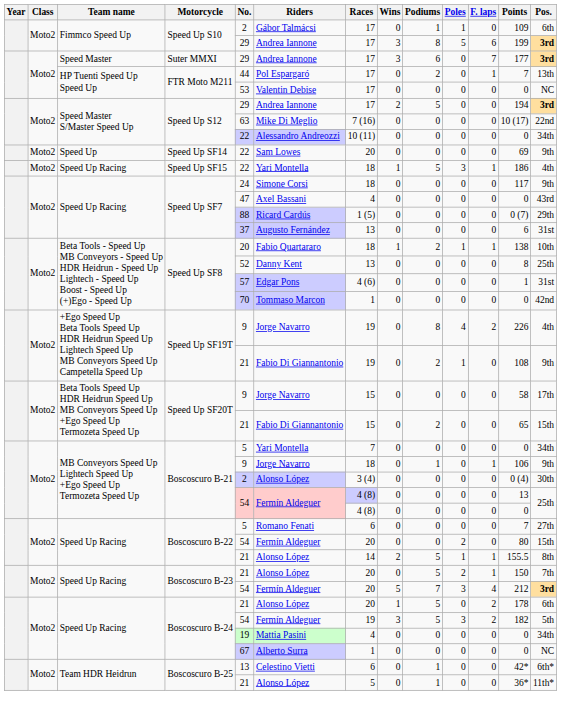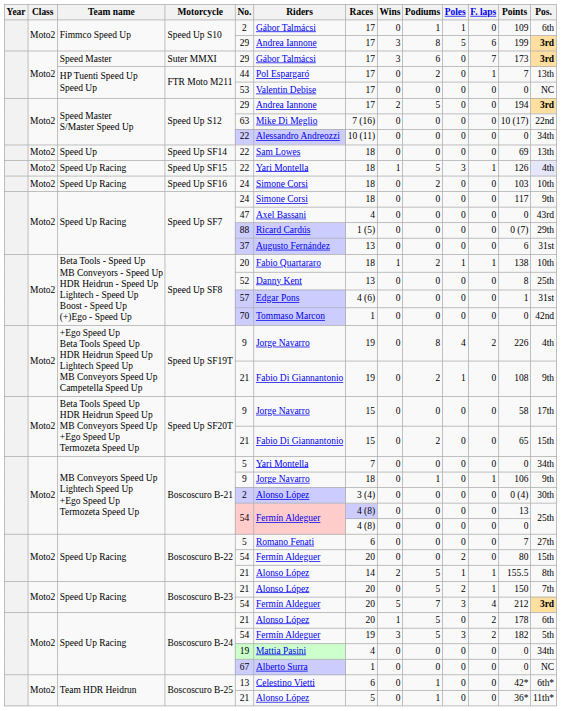(286, 58) Andrea Iannone -> (286, 58) Gábor Talmácsi
(521, 58) 177 -> (521, 58) 173
(370, 152) 20 -> (370, 152) 18
(548, 152) 9th -> (546, 152) 13th
(521, 168) 186 -> (521, 168) 126
(548, 168) no background -> (548, 168) lavender background
+ row: (93, 183)
